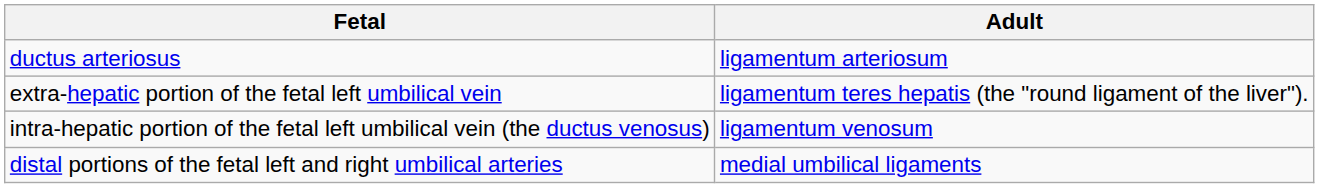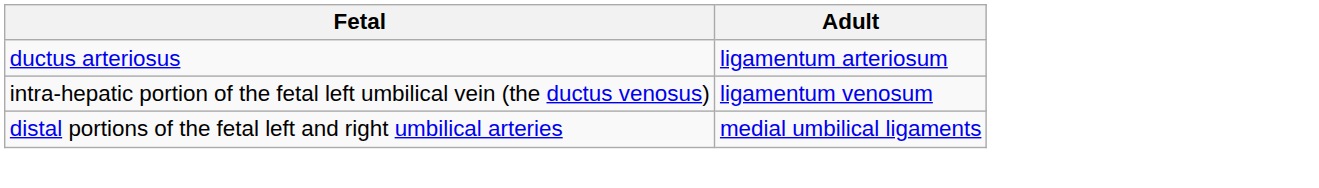- row: (256, 93)
